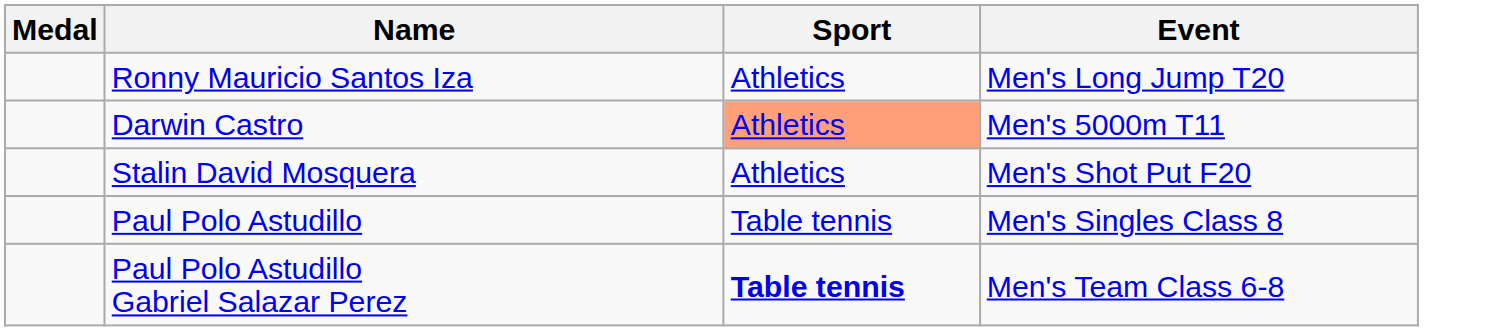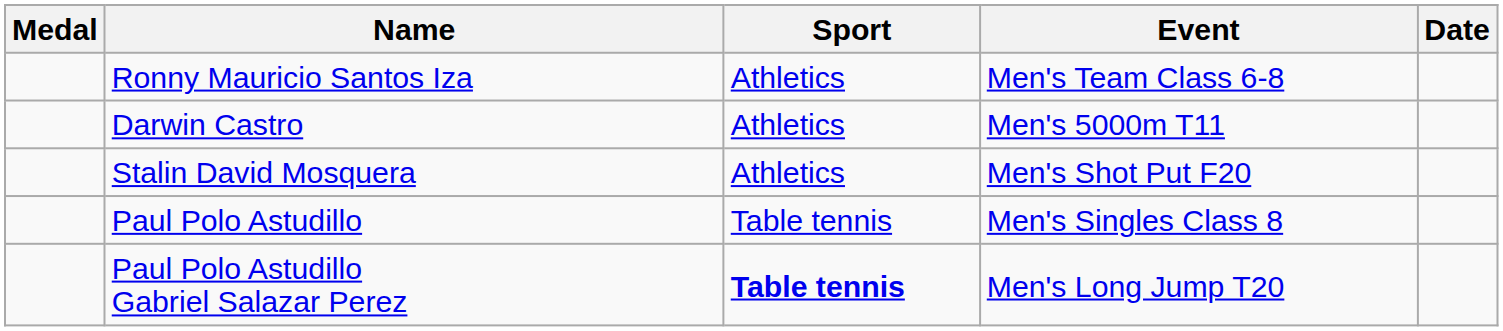+ column: (1457, 29)
(1136, 77) Men's Long Jump T20 -> (1136, 77) Men's Team Class 6-8
(788, 125) lightsalmon background -> (788, 125) no background
(1136, 285) Men's Team Class 6-8 -> (1136, 285) Men's Long Jump T20
